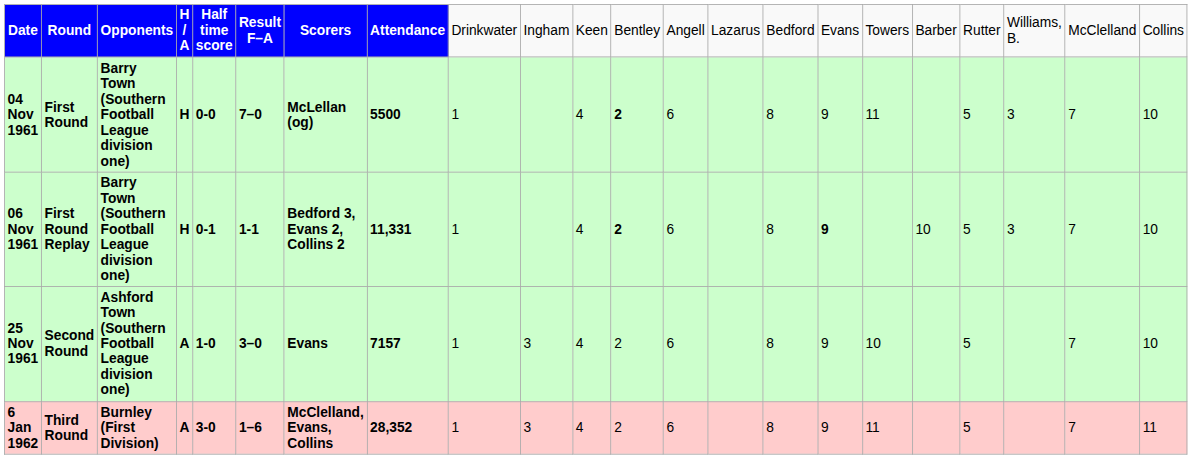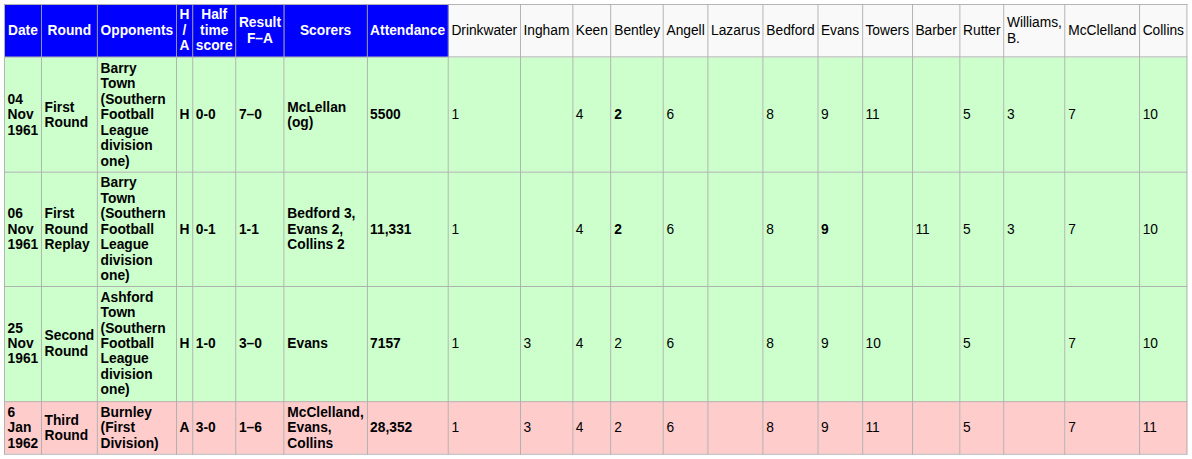(923, 229) 10 -> (923, 229) 11
(185, 344) A -> (185, 344) H
